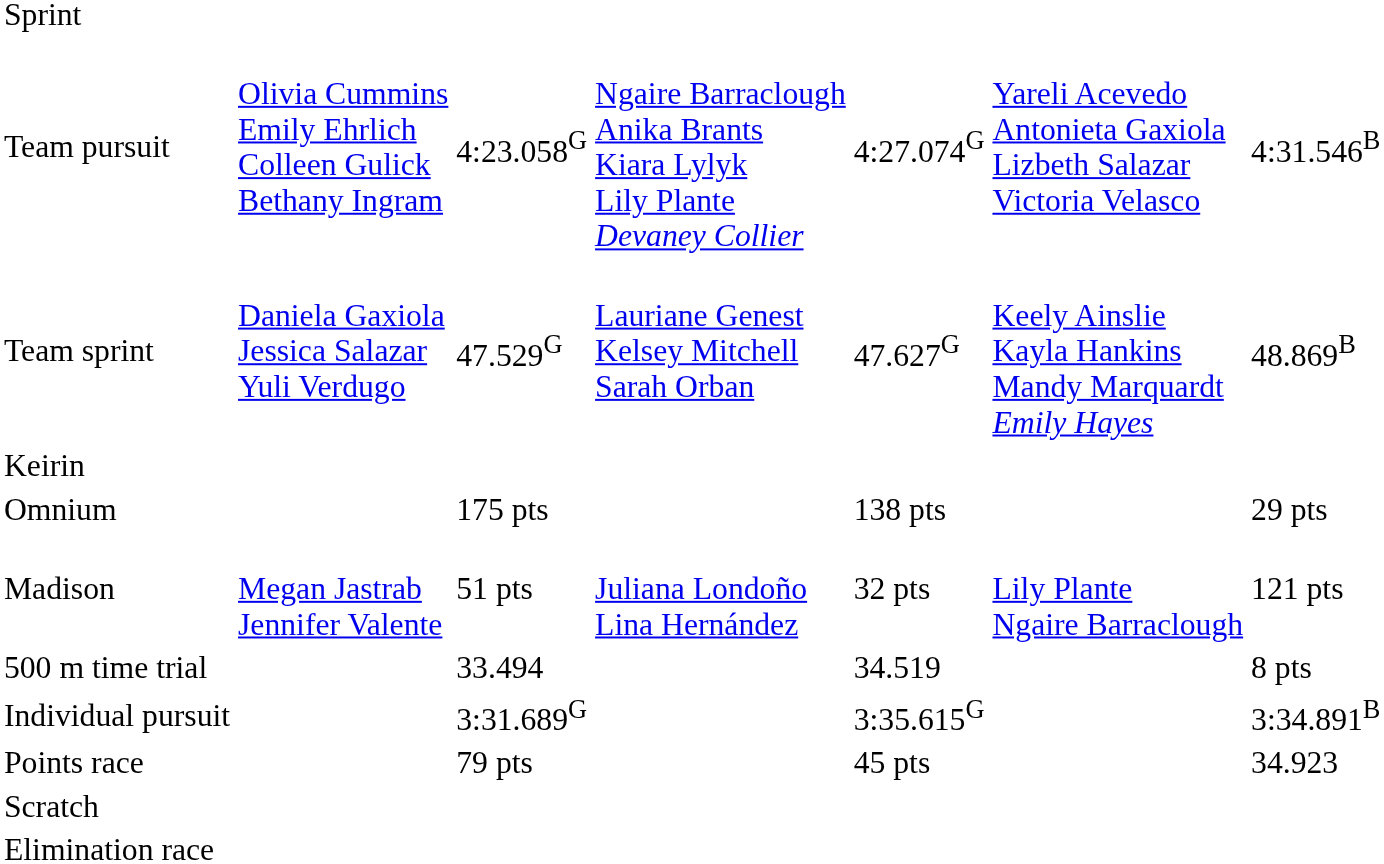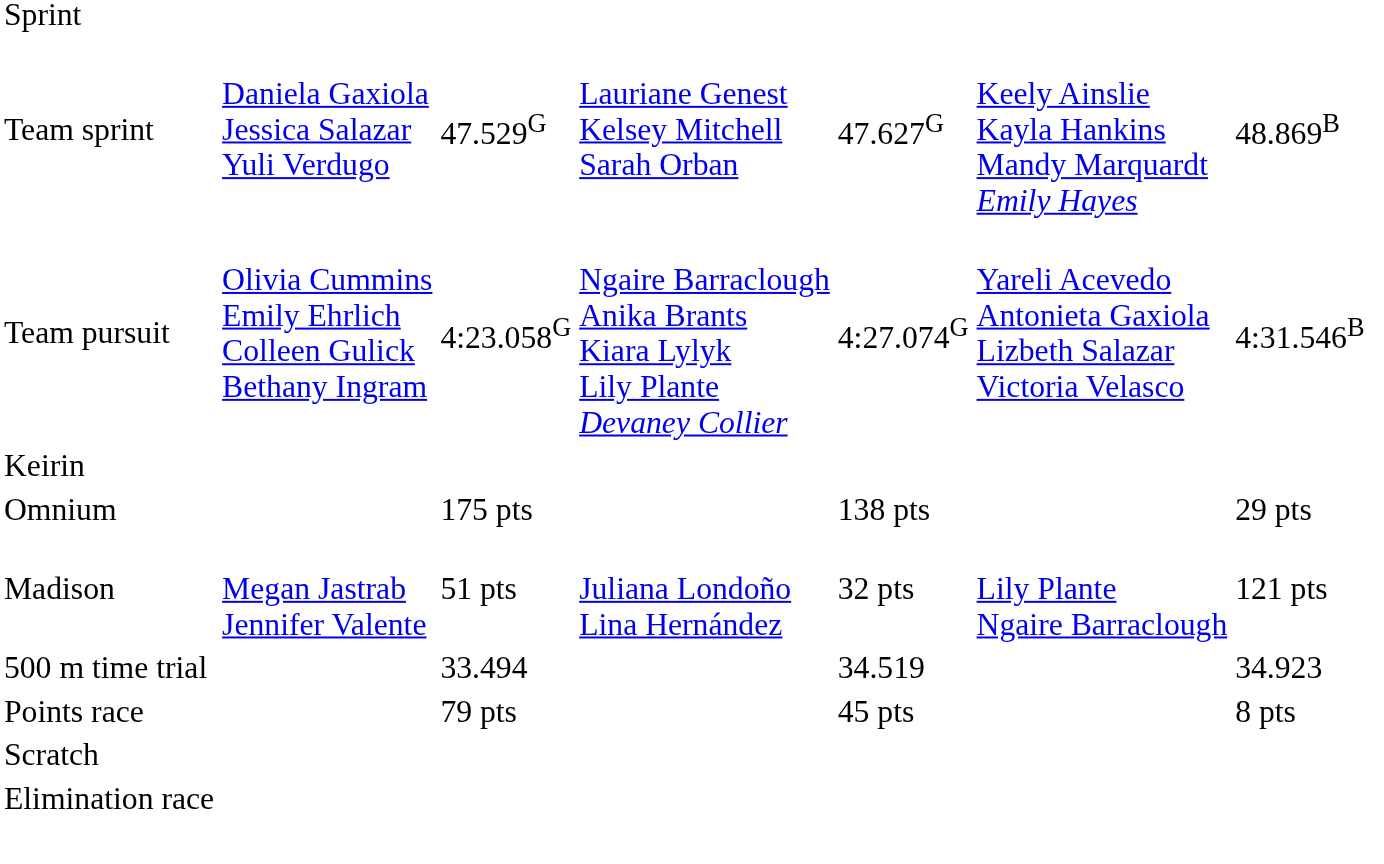rows swapped: (79, 350) <-> (87, 146)
(1281, 667) 8 pts -> (1279, 667) 34.923
- row: (117, 715)
(1295, 763) 34.923 -> (1266, 711) 8 pts
